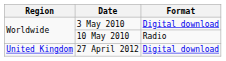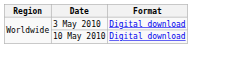(155, 37) Radio -> (147, 37) Digital download
- row: (108, 50)
